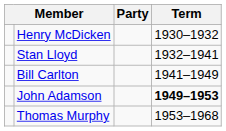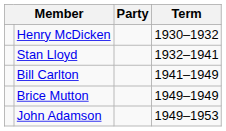+ row: (53, 95)
(187, 95) bold -> (187, 116) normal
- row: (63, 116)
